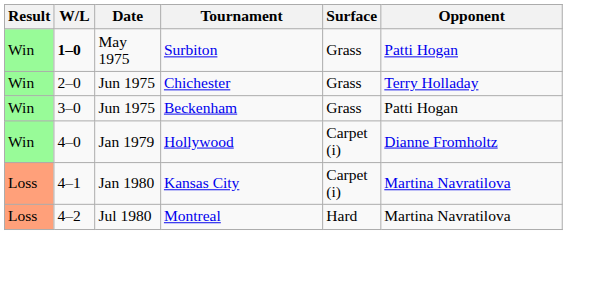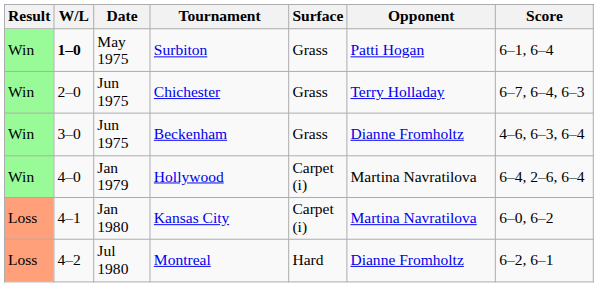+ column: (544, 16)
(421, 108) Patti Hogan -> (407, 134) Dianne Fromholtz
(441, 141) Dianne Fromholtz -> (414, 176) Martina Navratilova
(447, 216) Martina Navratilova -> (407, 260) Dianne Fromholtz
